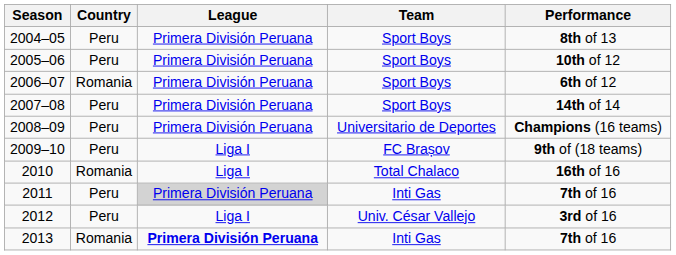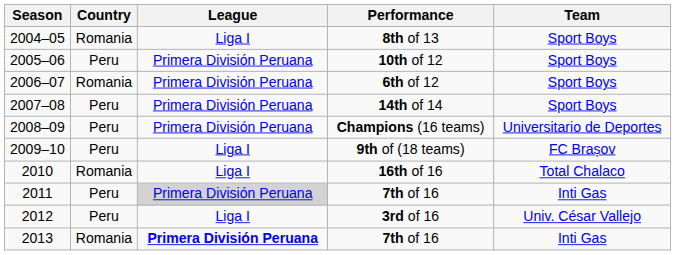columns swapped: (416, 15) <-> (588, 15)
(104, 37) Peru -> (104, 37) Romania
(233, 37) Primera División Peruana -> (233, 37) Liga I
